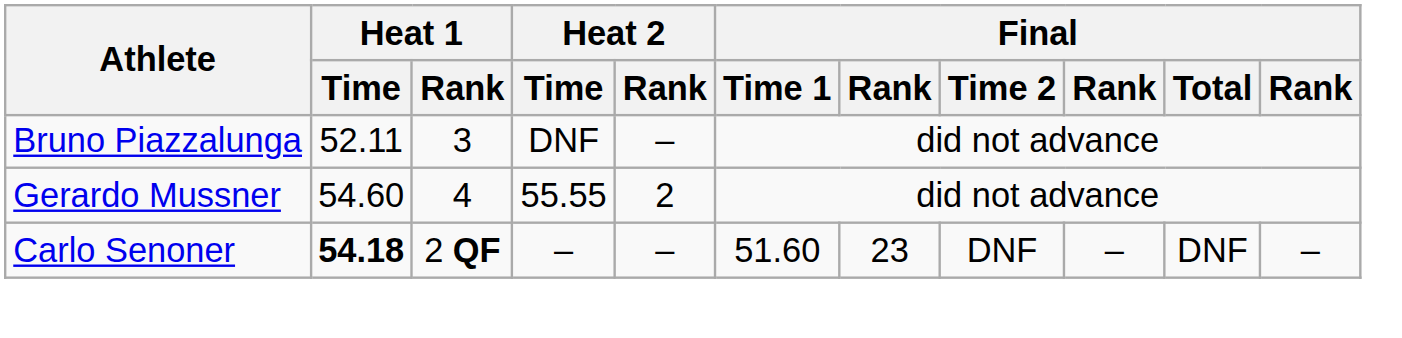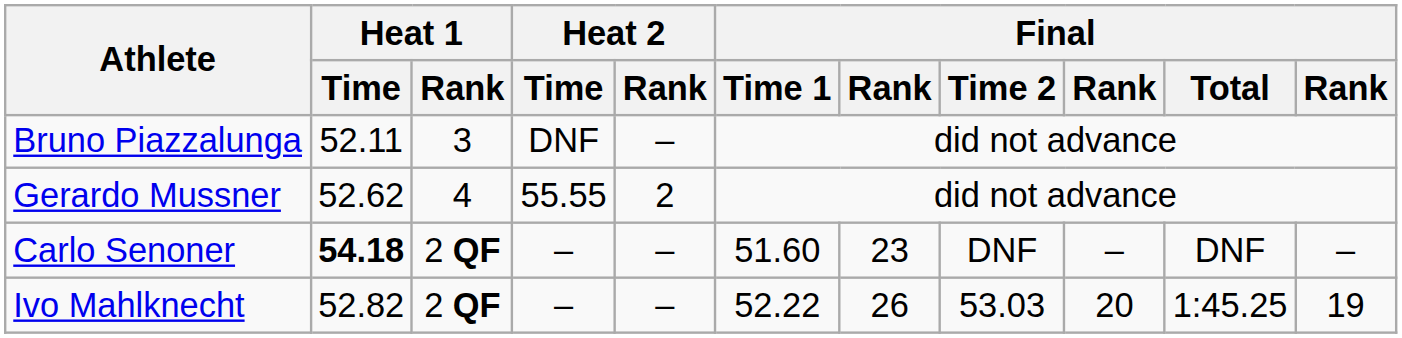(361, 196) 54.60 -> (361, 196) 52.62
+ row: (129, 305)
